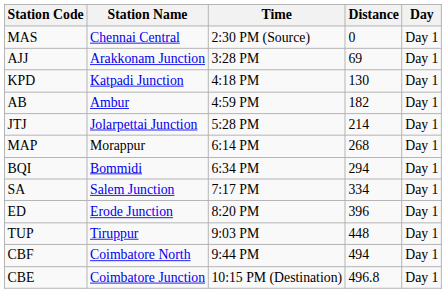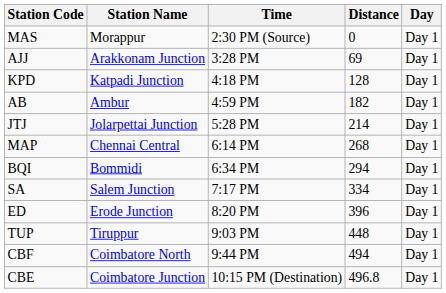(135, 37) Chennai Central -> (118, 37) Morappur
(359, 80) 130 -> (359, 80) 128
(118, 146) Morappur -> (135, 146) Chennai Central
